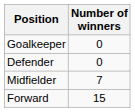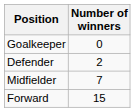(99, 62) 0 -> (99, 62) 2
